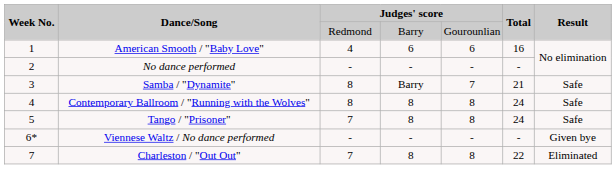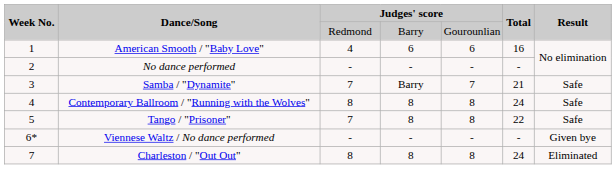(350, 84) 8 -> (350, 84) 7
(519, 119) 24 -> (519, 119) 22
(350, 155) 7 -> (350, 155) 8
(519, 155) 22 -> (519, 155) 24
